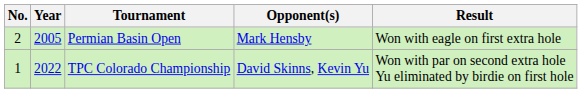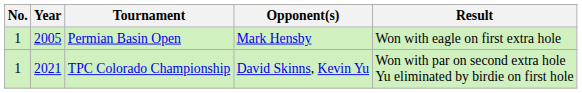(18, 38) 2 -> (18, 38) 1
(48, 69) 2022 -> (48, 69) 2021
